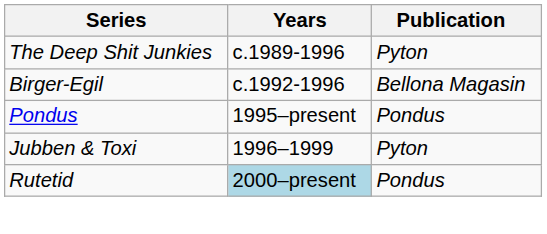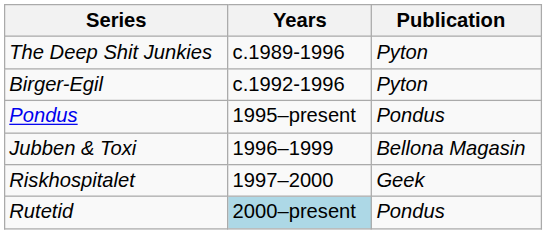(457, 84) Bellona Magasin -> (402, 84) Pyton
(402, 148) Pyton -> (457, 148) Bellona Magasin
+ row: (72, 180)
